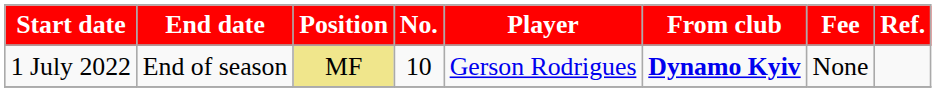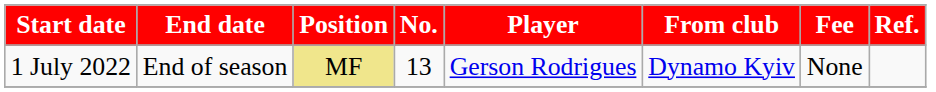(419, 65) 10 -> (419, 65) 13
(724, 65) bold -> (722, 65) normal
